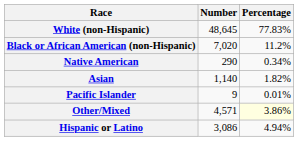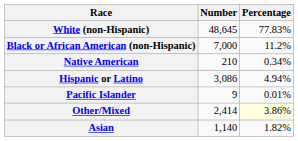(226, 45) 7,020 -> (226, 45) 7,000
(229, 62) 290 -> (229, 62) 210
rows swapped: (101, 78) <-> (101, 128)
(226, 111) 4,571 -> (226, 111) 2,414
